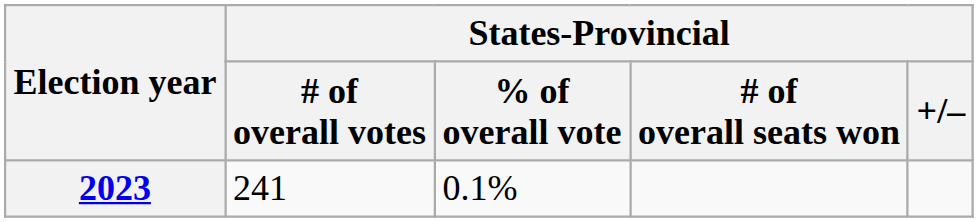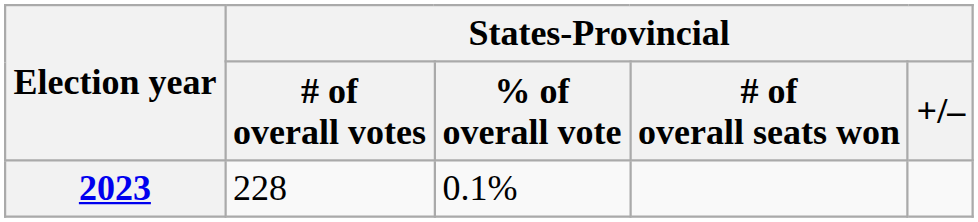(260, 187) 241 -> (260, 187) 228
